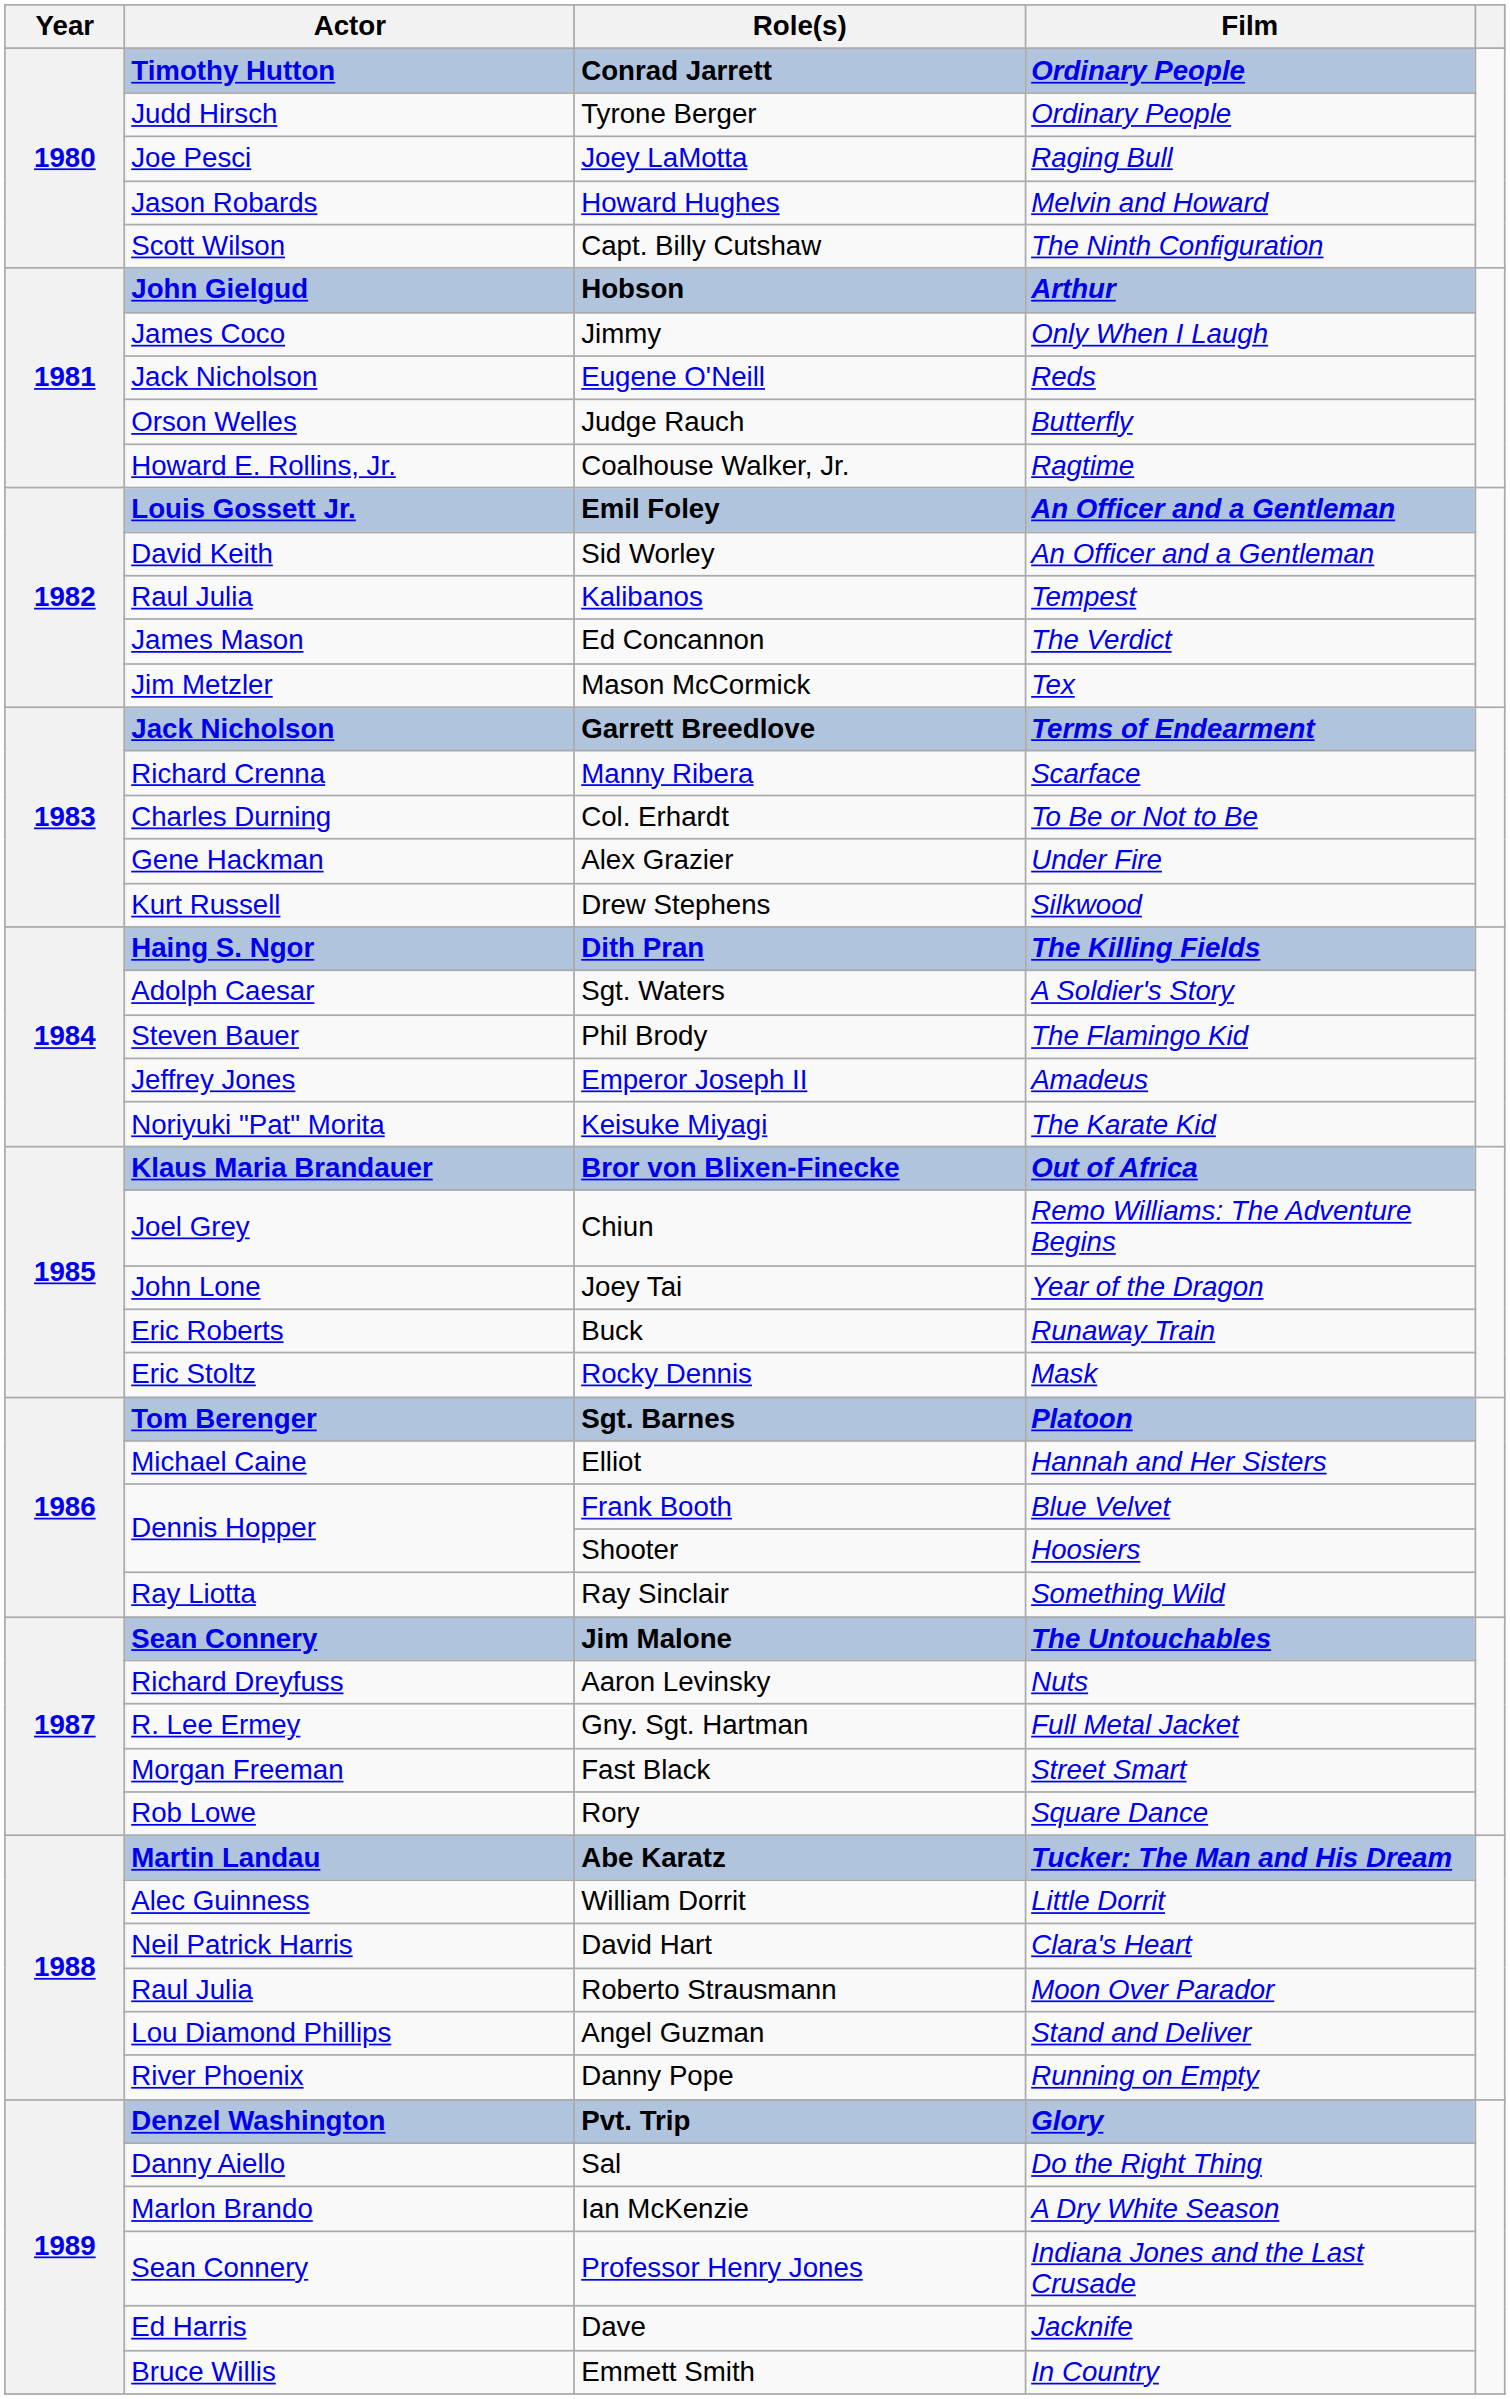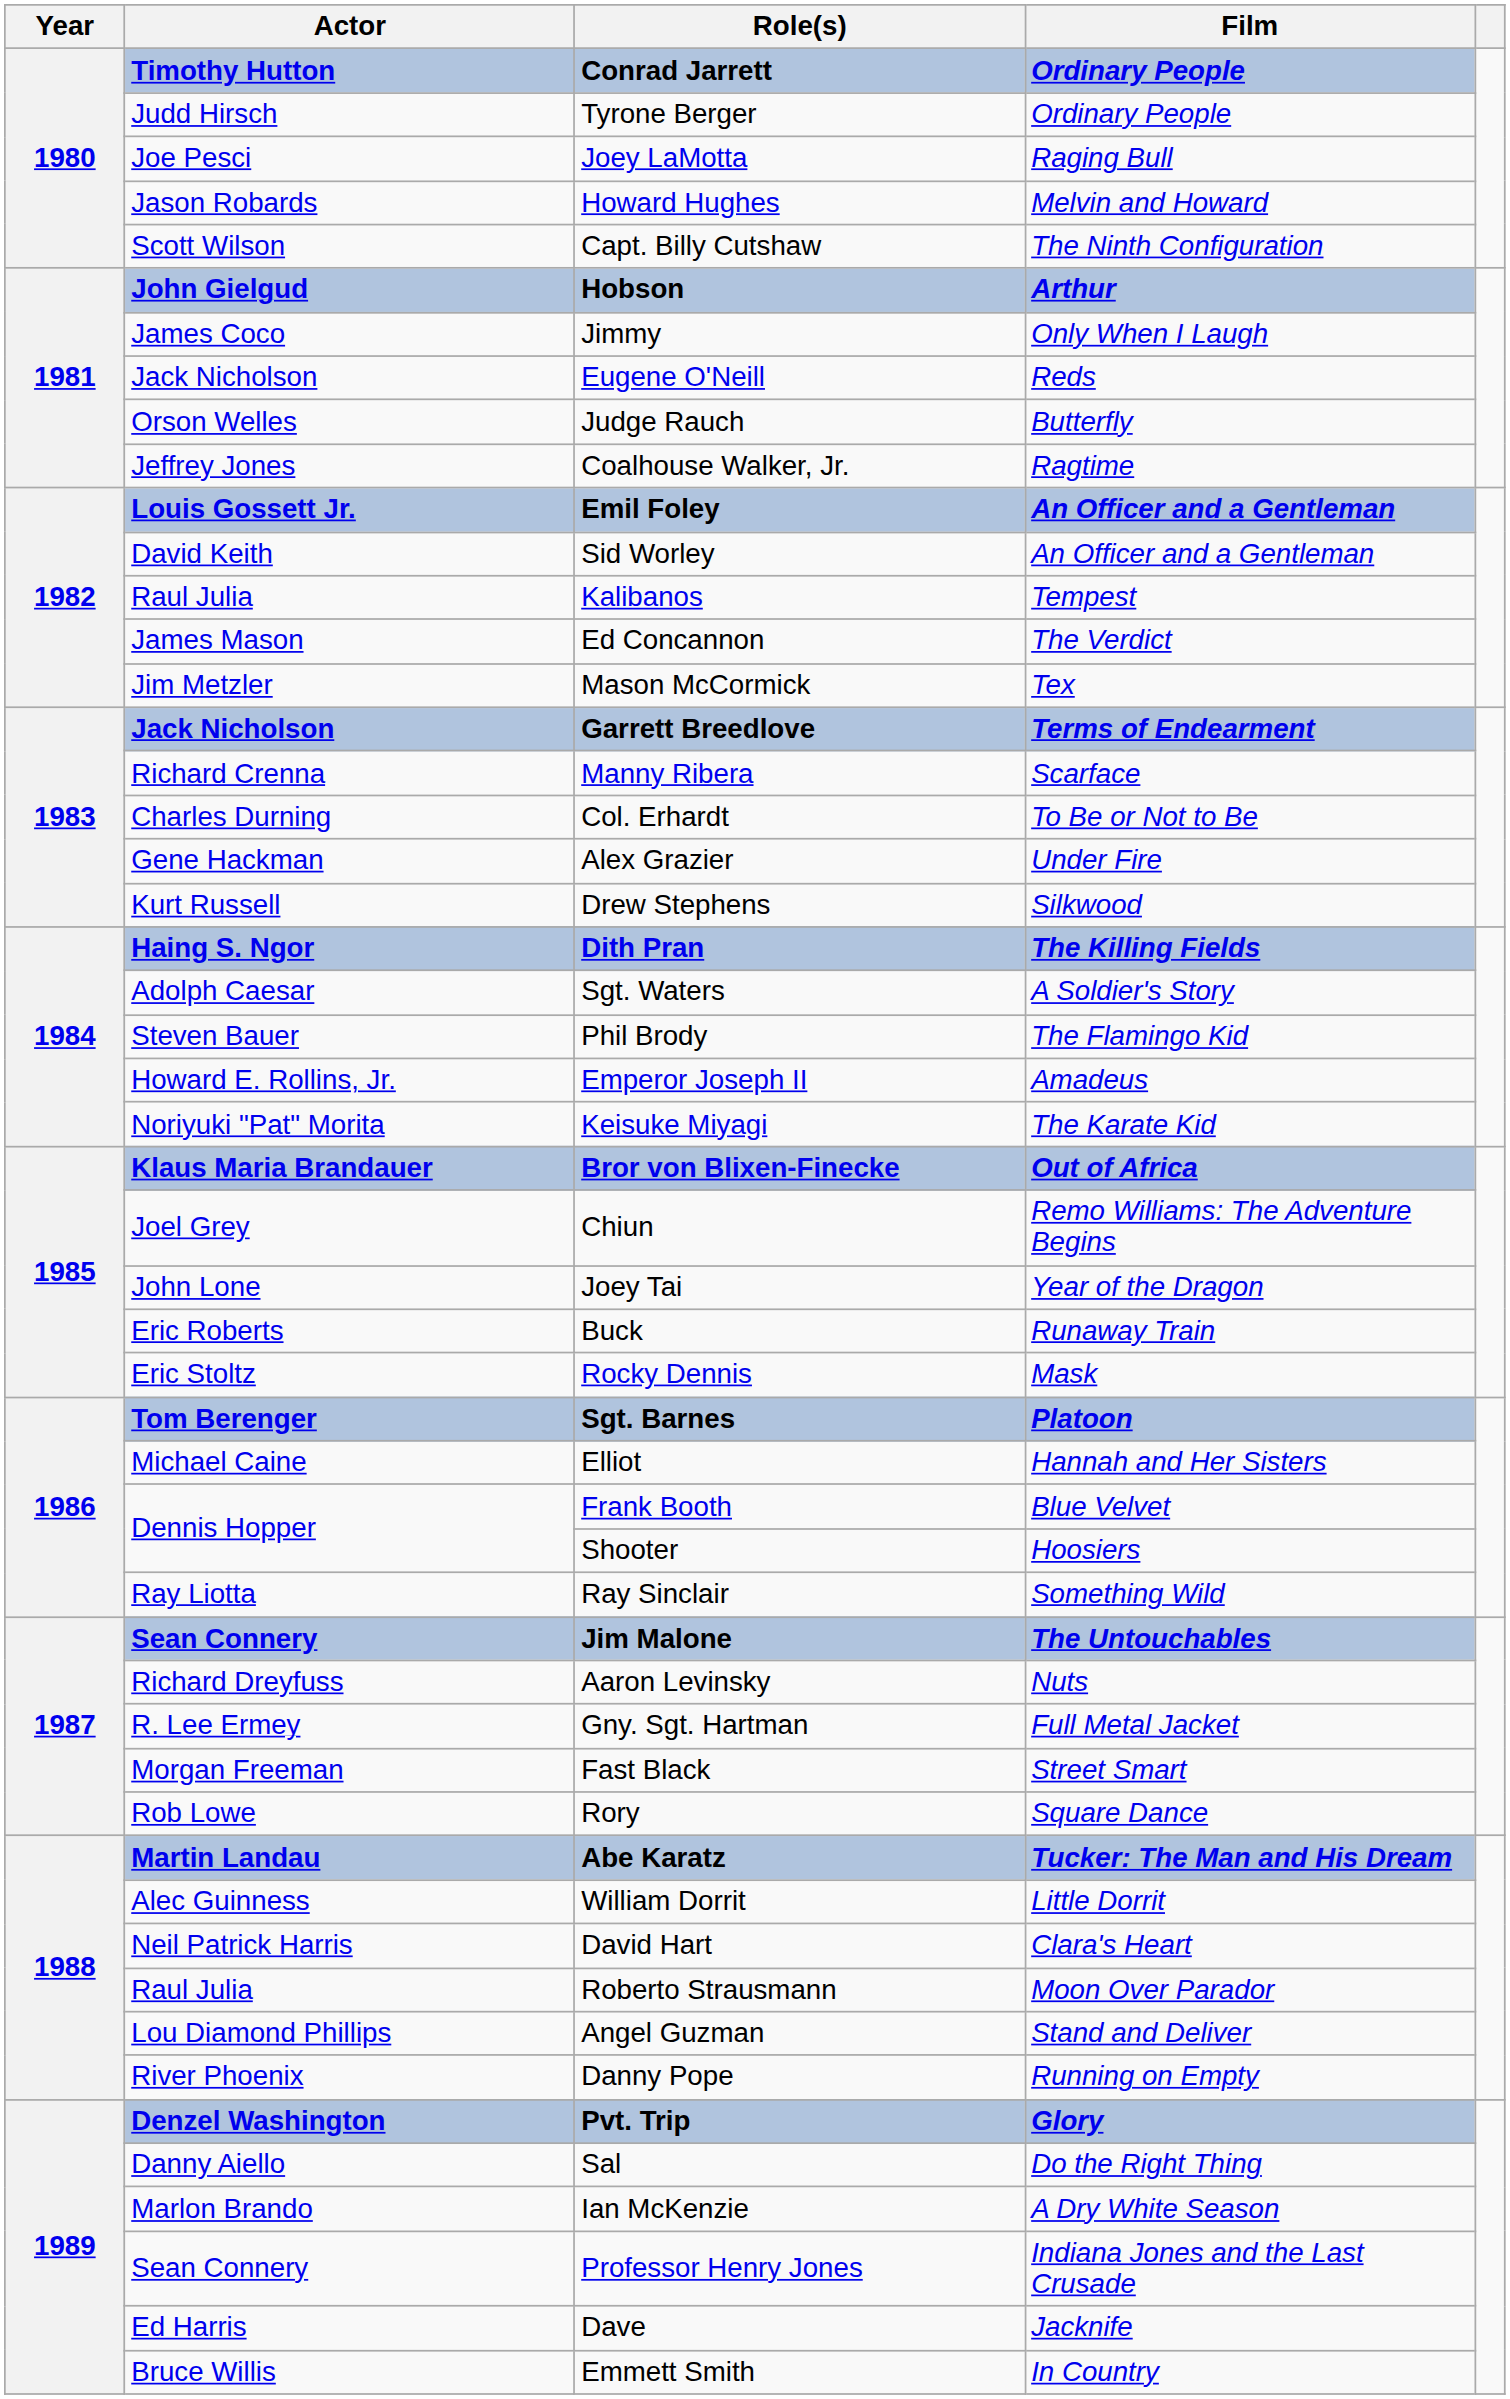(264, 465) Howard E. Rollins, Jr. -> (213, 465) Jeffrey Jones
(213, 1080) Jeffrey Jones -> (264, 1080) Howard E. Rollins, Jr.
